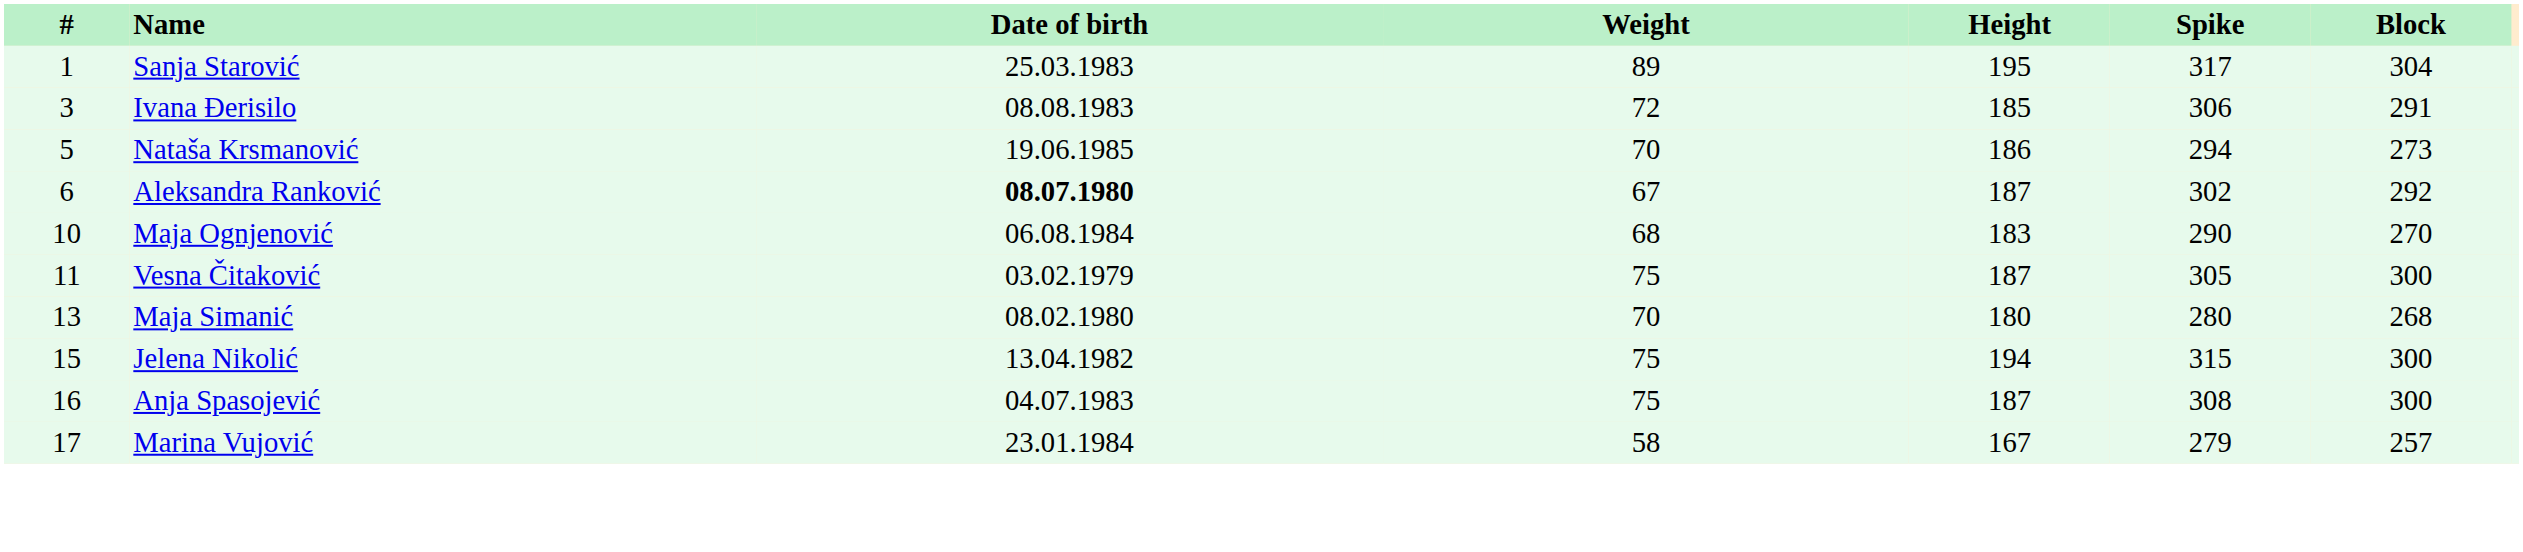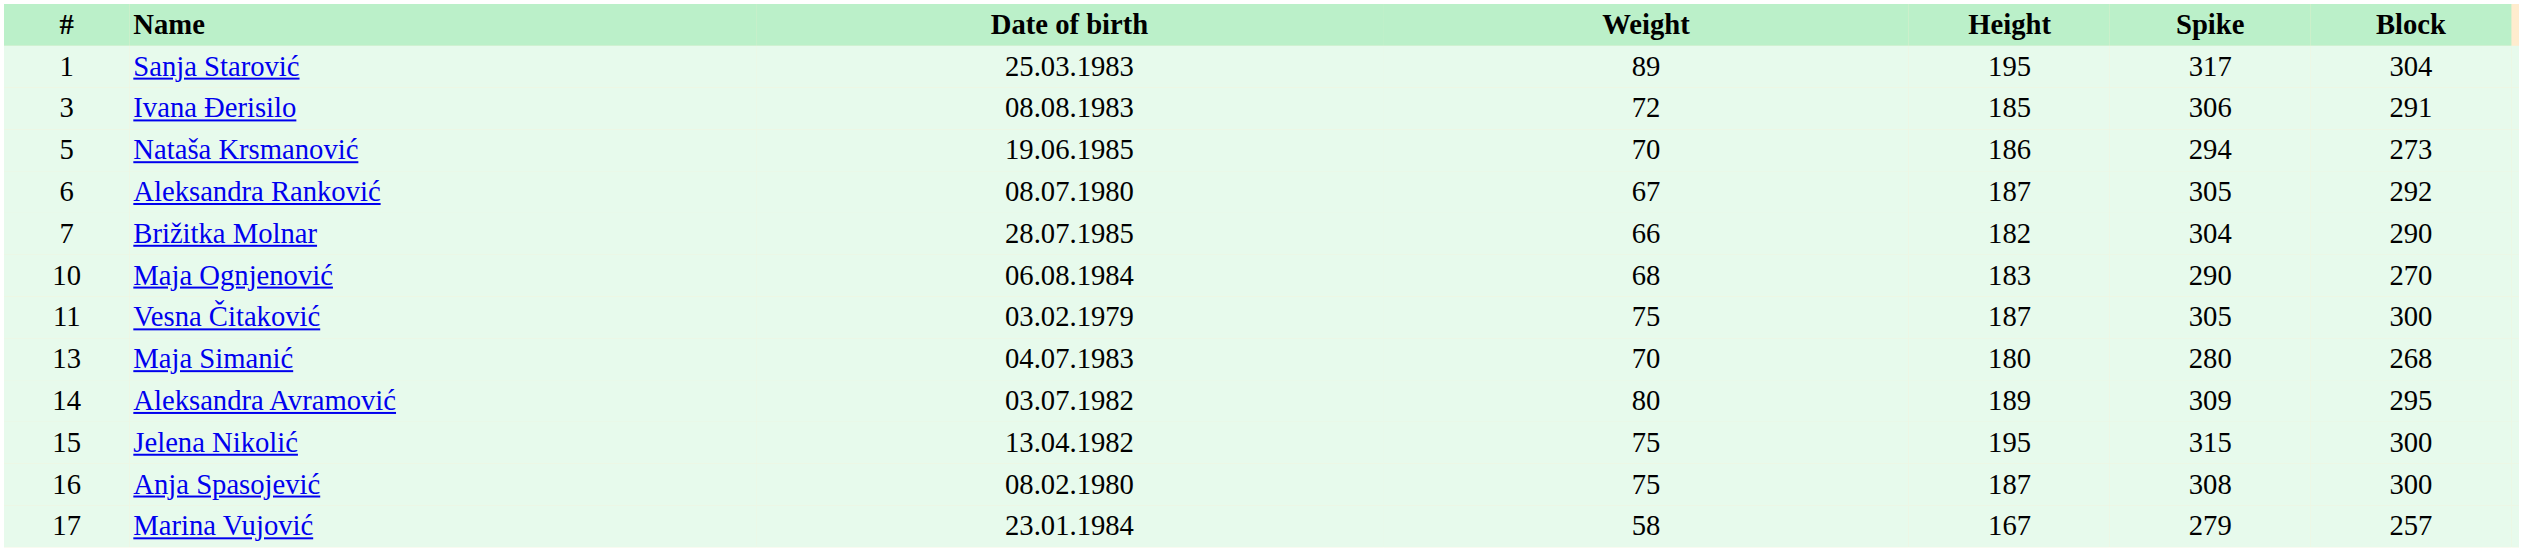(1069, 191) bold -> (1069, 191) normal
(2210, 191) 302 -> (2210, 191) 305
+ row: (225, 233)
(1069, 316) 08.02.1980 -> (1069, 358) 04.07.1983
+ row: (265, 400)
(2010, 358) 194 -> (2010, 442) 195
(1069, 400) 04.07.1983 -> (1069, 484) 08.02.1980
